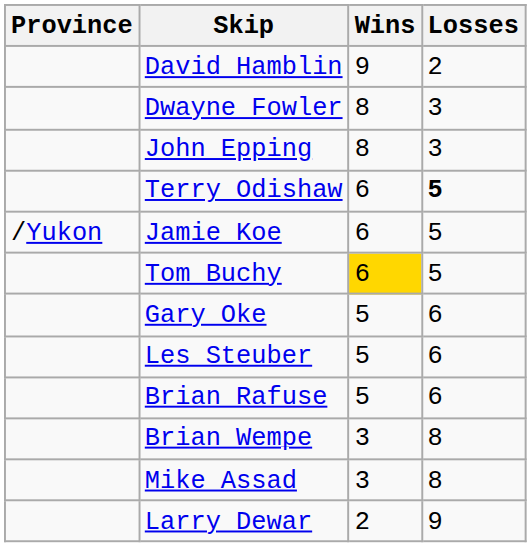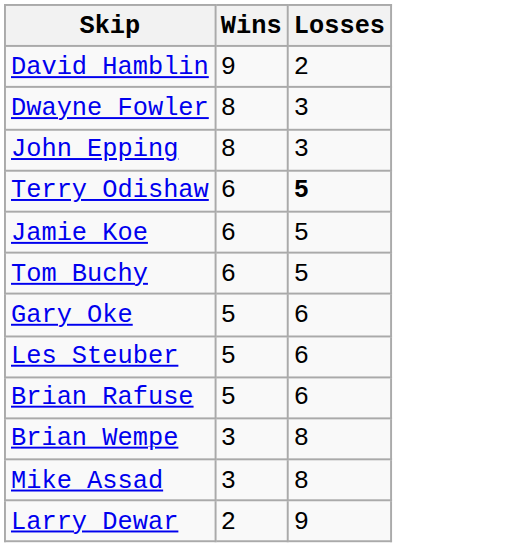- column: (72, 26)
(362, 274) gold background -> (228, 274) no background
